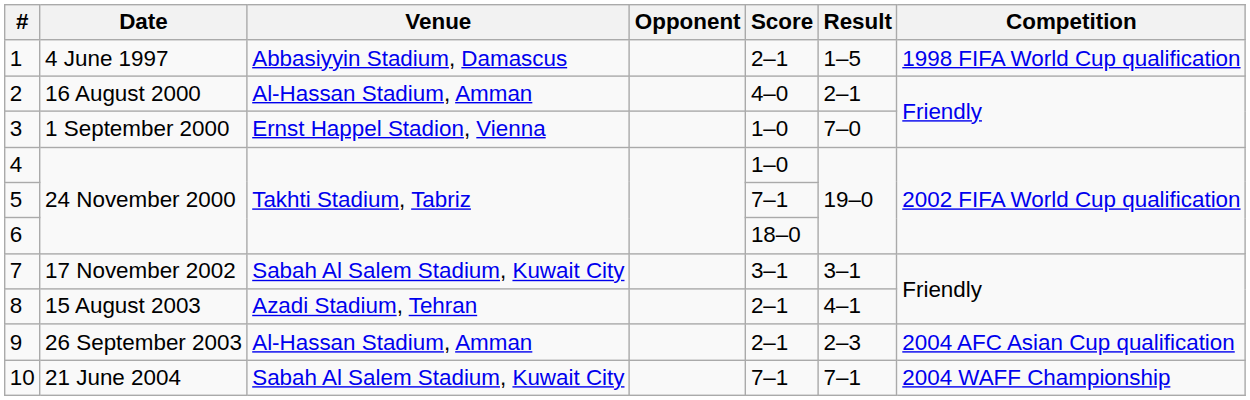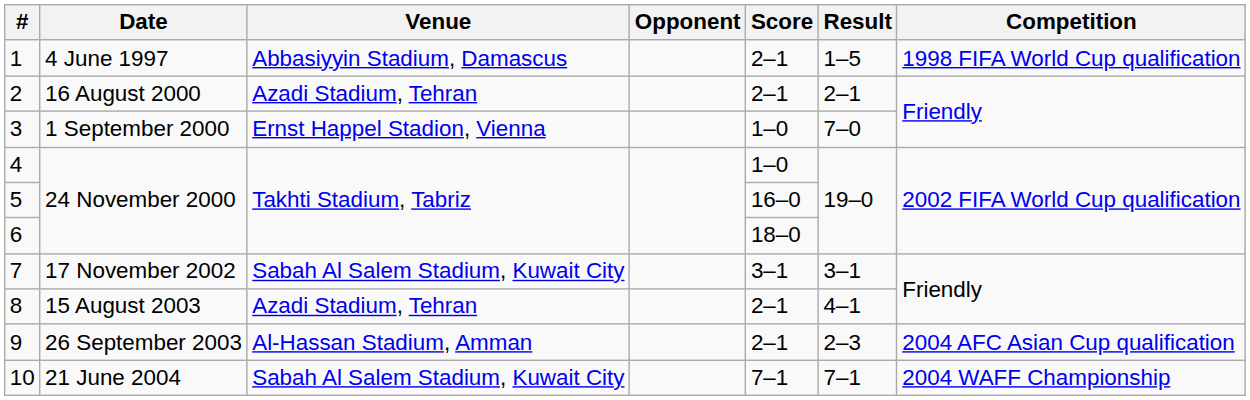(392, 93) Al-Hassan Stadium, Amman -> (365, 93) Azadi Stadium, Tehran
(770, 93) 4–0 -> (770, 93) 2–1
(770, 199) 7–1 -> (776, 199) 16–0
